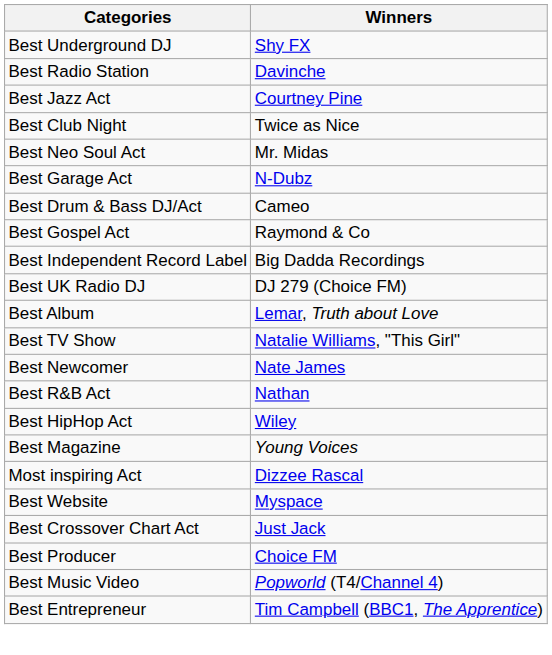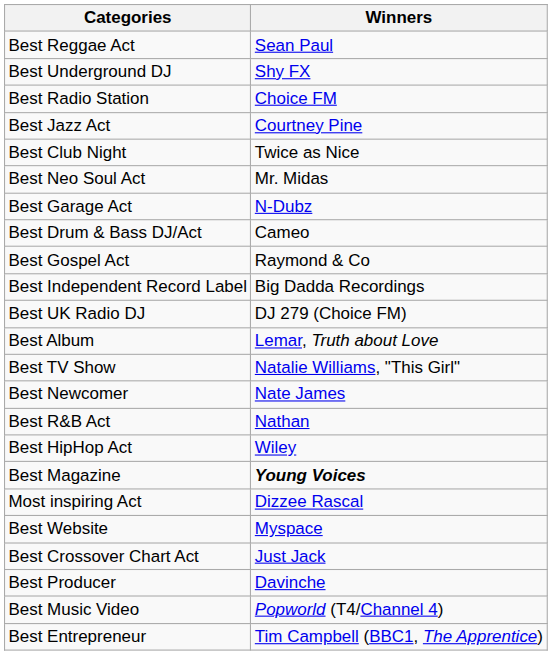+ row: (72, 44)
(290, 71) Davinche -> (296, 98) Choice FM
(306, 448) normal -> (310, 475) bold
(296, 555) Choice FM -> (290, 582) Davinche
